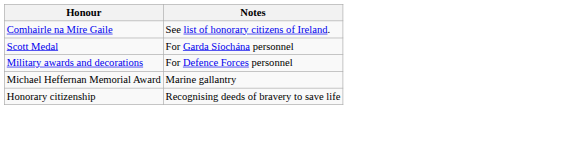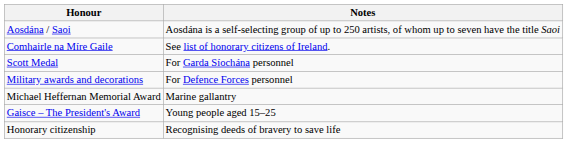+ row: (39, 29)
+ row: (73, 113)
